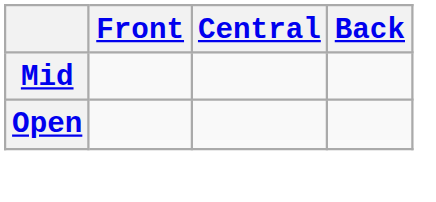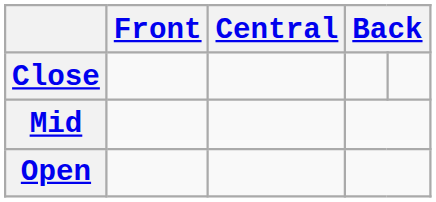+ row: (56, 77)
